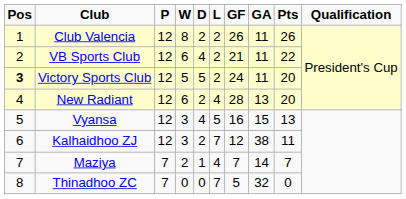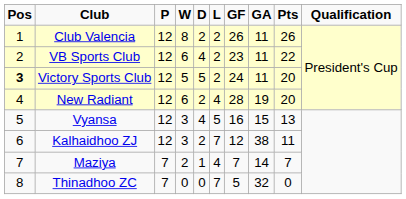(236, 57) 21 -> (236, 57) 23
(262, 99) 13 -> (262, 99) 19
